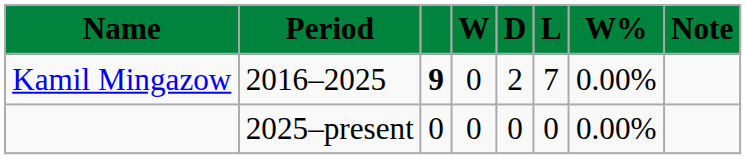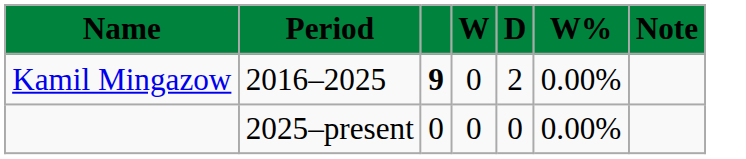- column: (551, 29)
